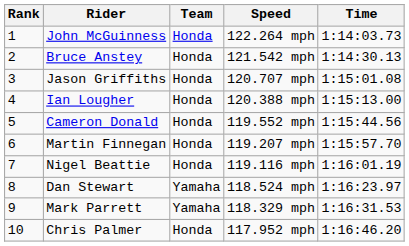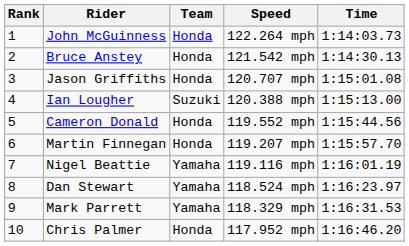(193, 102) Honda -> (197, 102) Suzuki
(193, 166) Honda -> (197, 166) Yamaha
